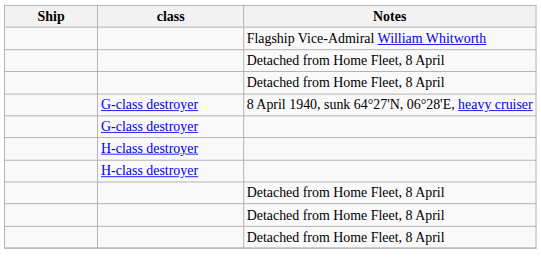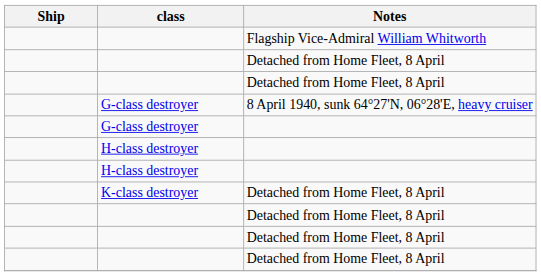+ row: (150, 193)
